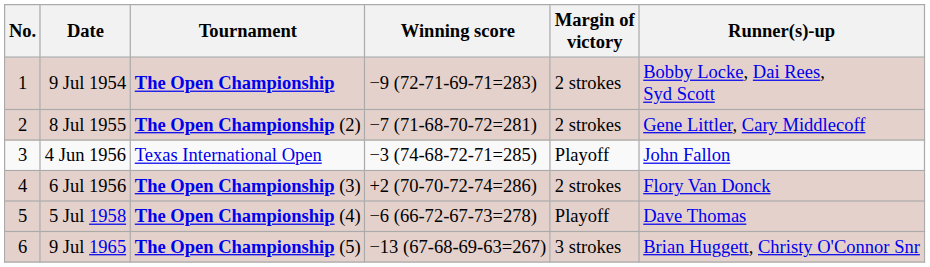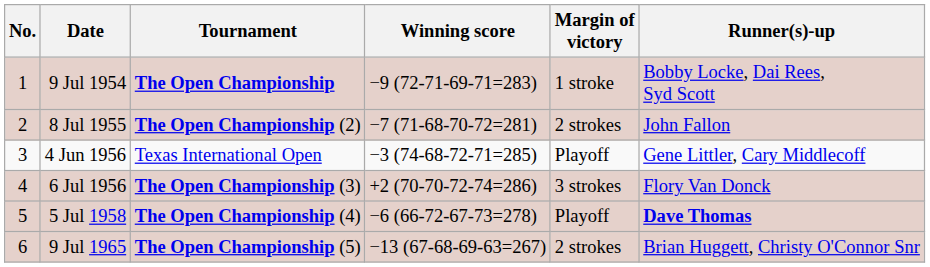(588, 83) 2 strokes -> (584, 83) 1 stroke
(754, 125) Gene Littler, Cary Middlecoff -> (687, 125) John Fallon
(687, 155) John Fallon -> (754, 155) Gene Littler, Cary Middlecoff
(588, 186) 2 strokes -> (588, 186) 3 strokes
(695, 216) normal -> (697, 216) bold
(588, 247) 3 strokes -> (588, 247) 2 strokes
